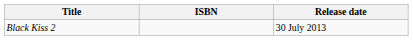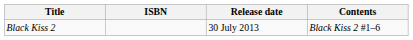+ column: (358, 12)
